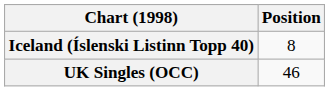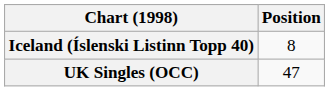(291, 72) 46 -> (291, 72) 47
